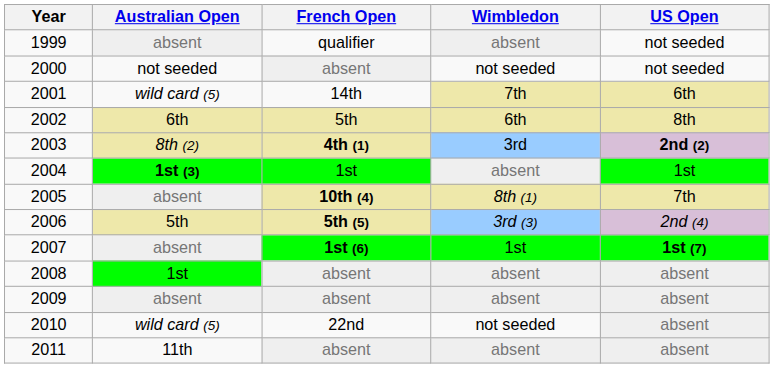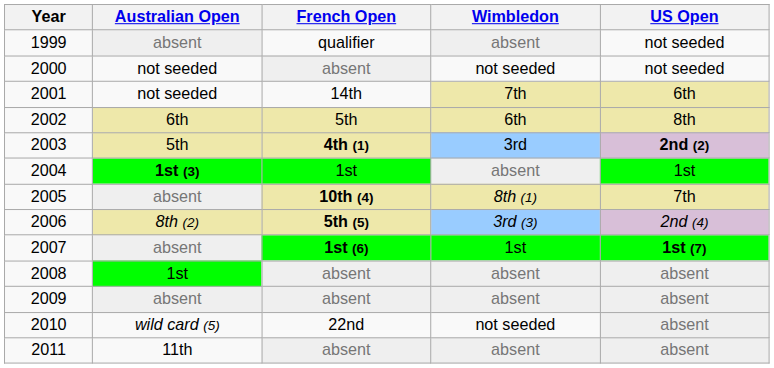(177, 94) wild card (5) -> (177, 94) not seeded
(177, 145) 8th (2) -> (177, 145) 5th
(177, 222) 5th -> (177, 222) 8th (2)
